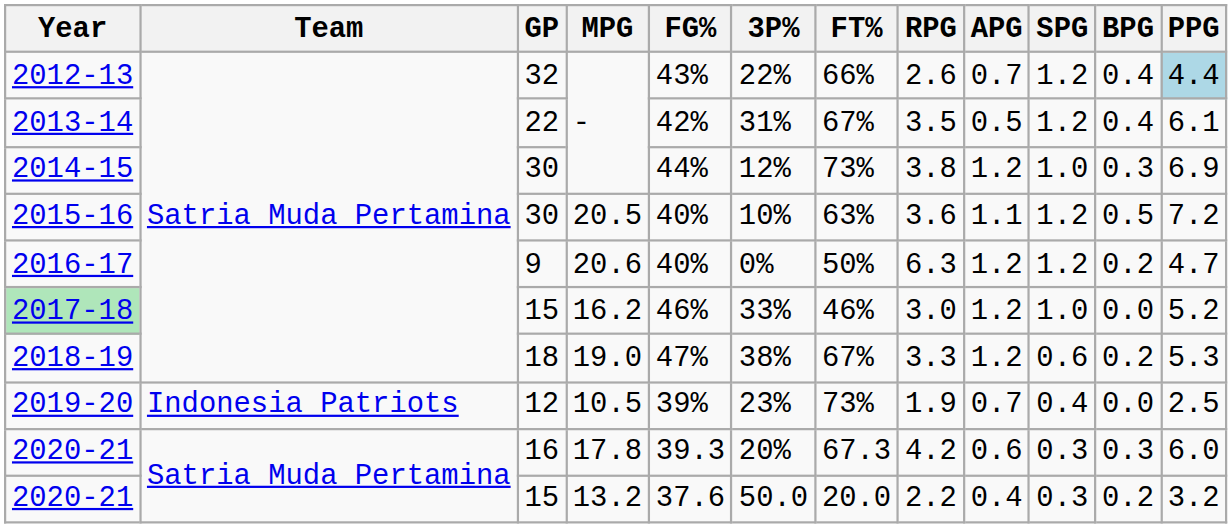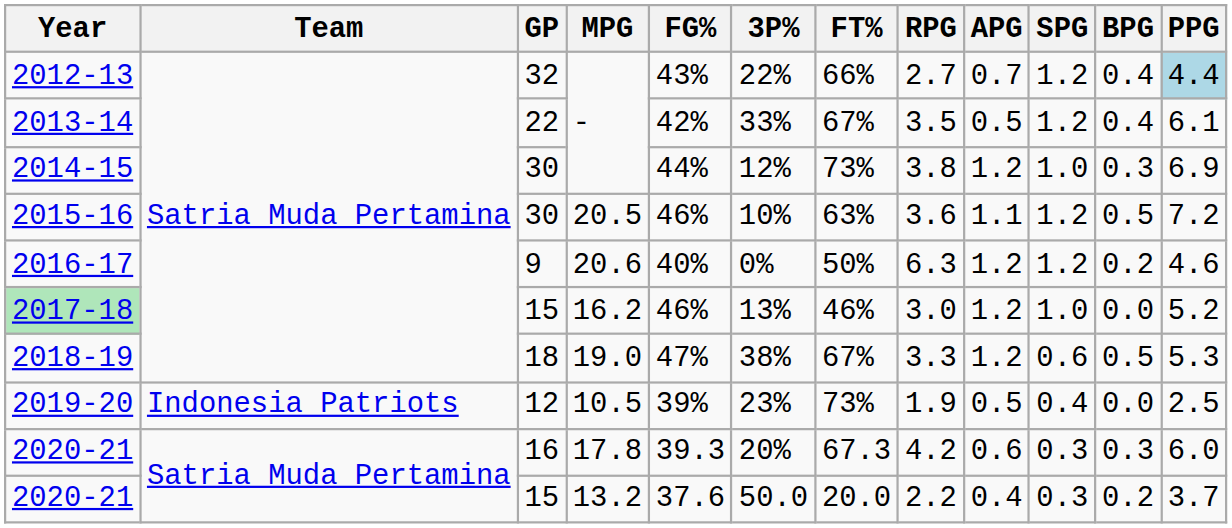(931, 76) 2.6 -> (931, 76) 2.7
(765, 123) 31% -> (765, 123) 33%
(682, 217) 40% -> (682, 217) 46%
(1194, 264) 4.7 -> (1194, 264) 4.6
(765, 311) 33% -> (765, 311) 13%
(1128, 358) 0.2 -> (1128, 358) 0.5
(997, 405) 0.7 -> (997, 405) 0.5
(1194, 499) 3.2 -> (1194, 499) 3.7
